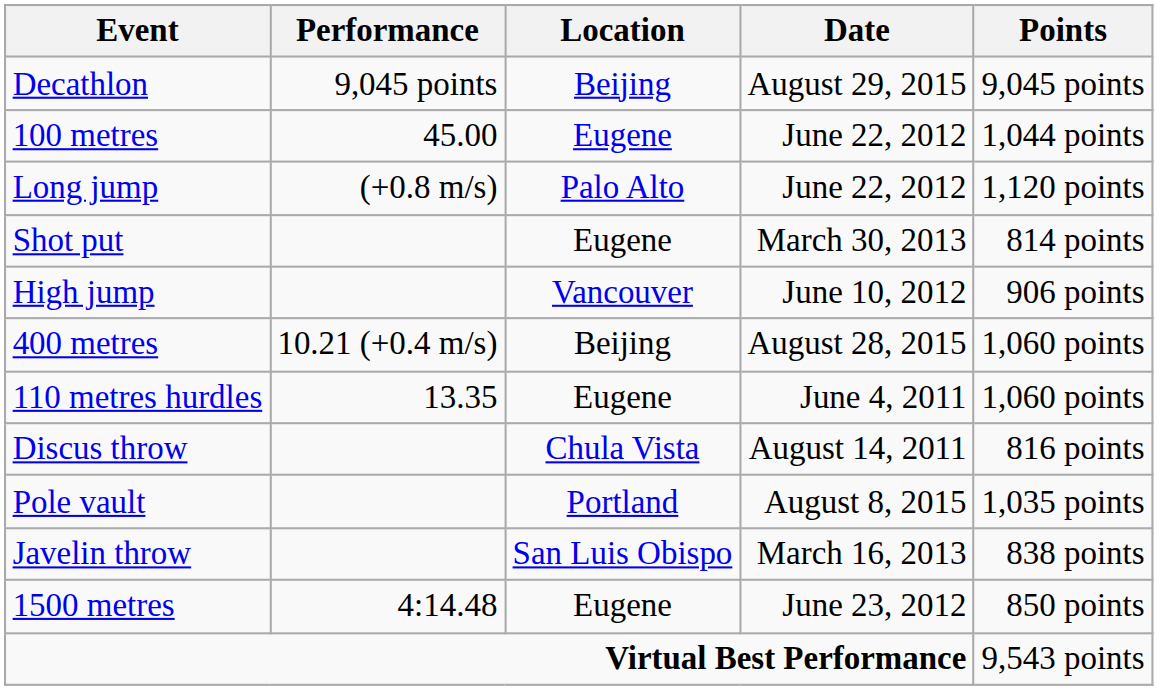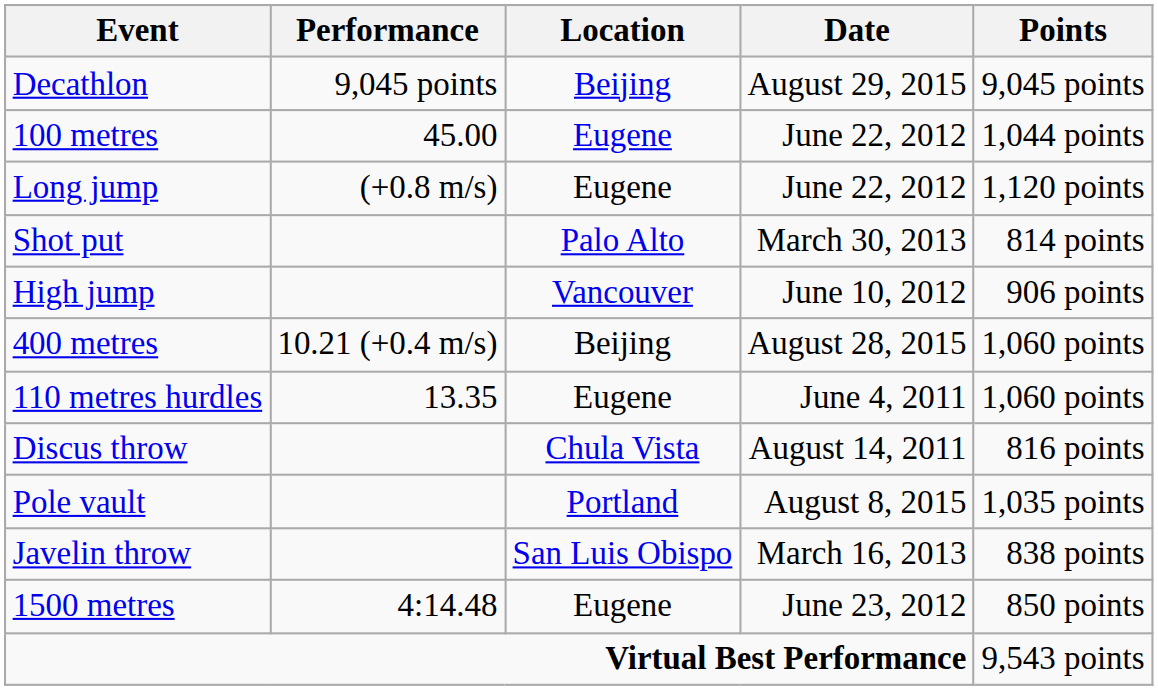(622, 187) Palo Alto -> (622, 187) Eugene
(622, 239) Eugene -> (622, 239) Palo Alto
